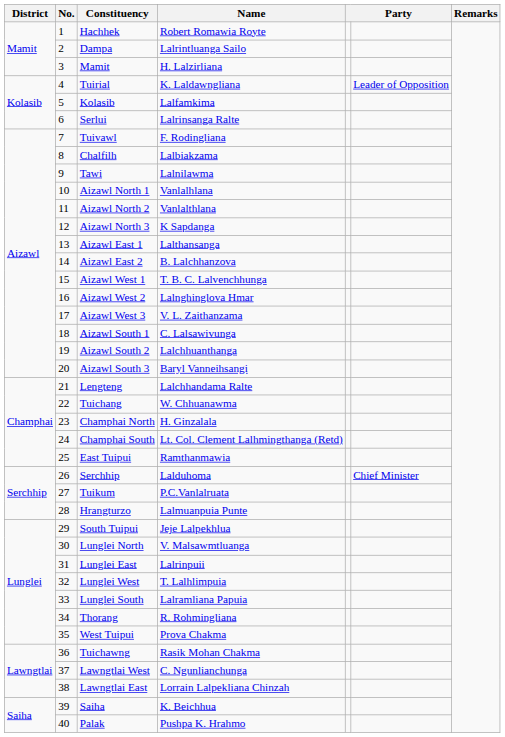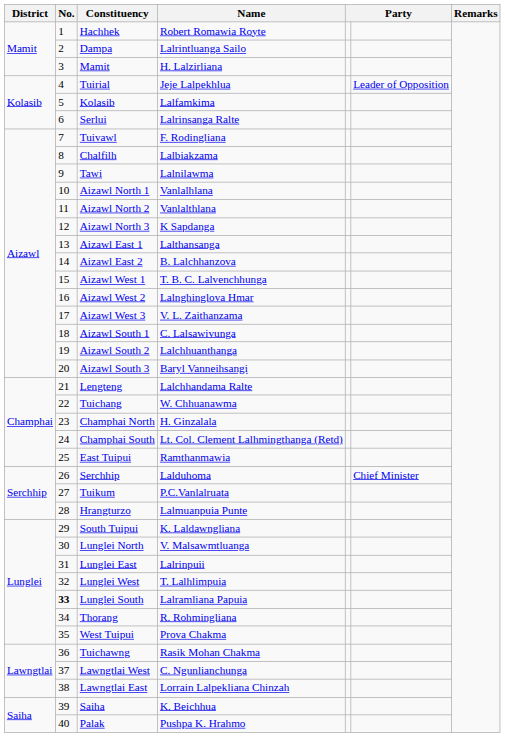(200, 84) K. Laldawngliana -> (195, 84) Jeje Lalpekhlua
(195, 528) Jeje Lalpekhlua -> (200, 528) K. Laldawngliana
(64, 599) normal -> (64, 599) bold
